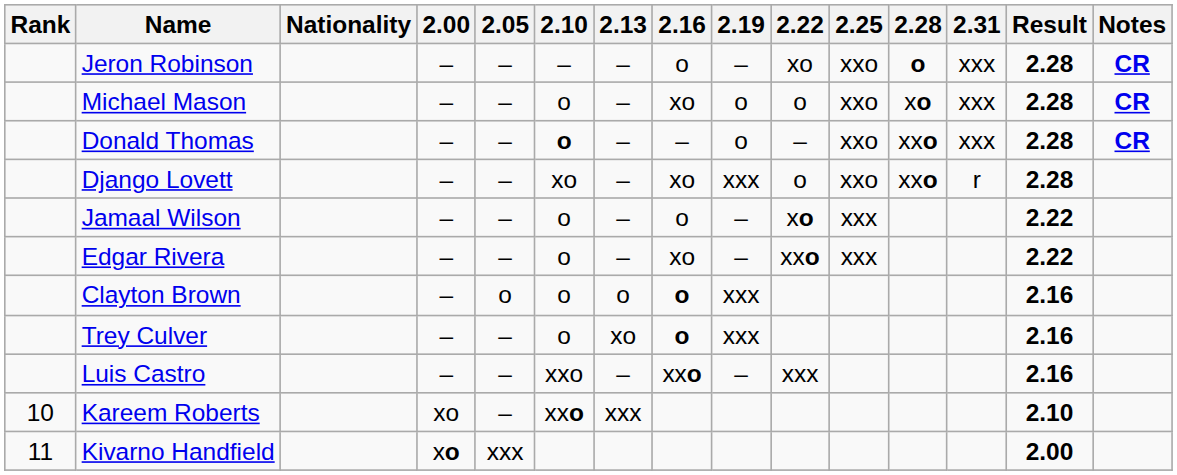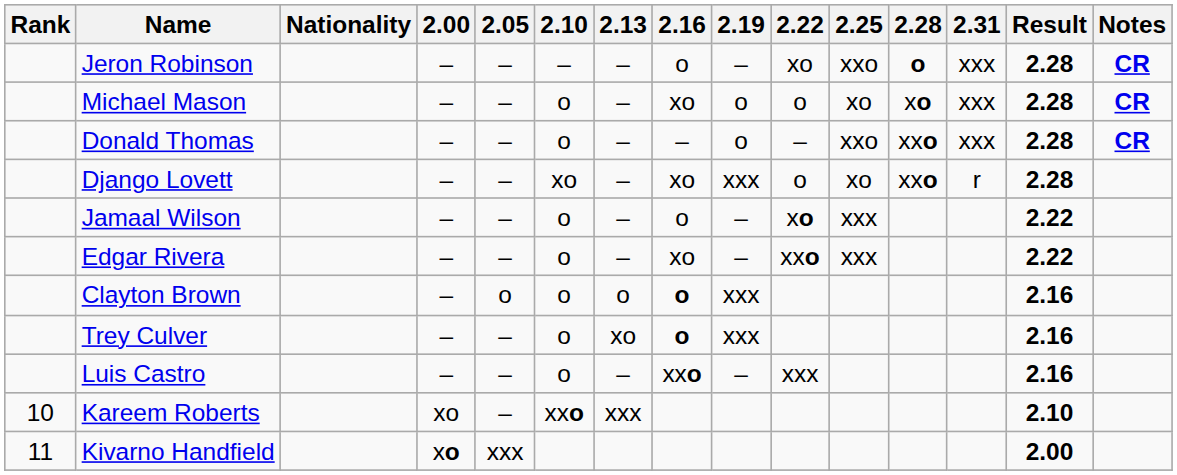(859, 102) xxo -> (859, 102) xo
(564, 141) bold -> (564, 141) normal
(859, 179) xxo -> (859, 179) xo
(564, 373) xxo -> (564, 373) o
